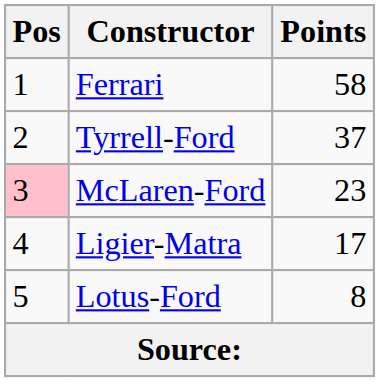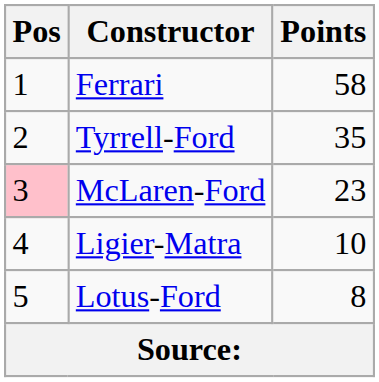(350, 137) 37 -> (350, 137) 35
(350, 243) 17 -> (350, 243) 10
